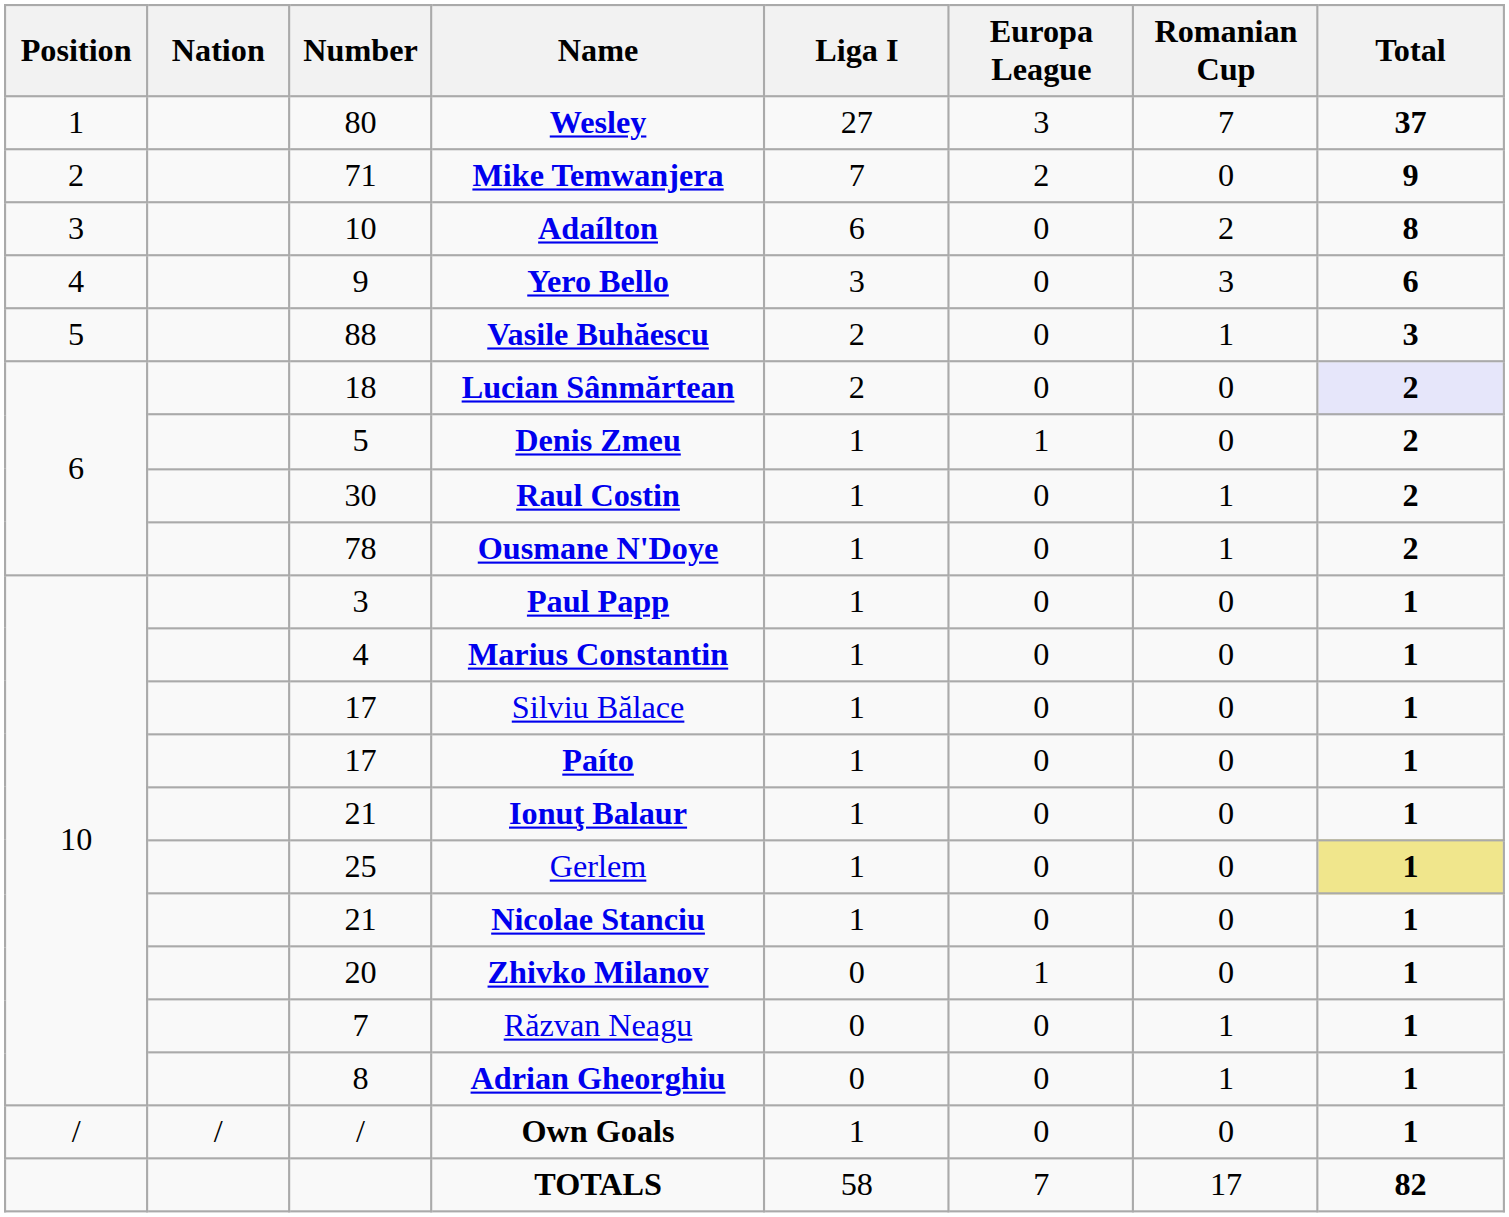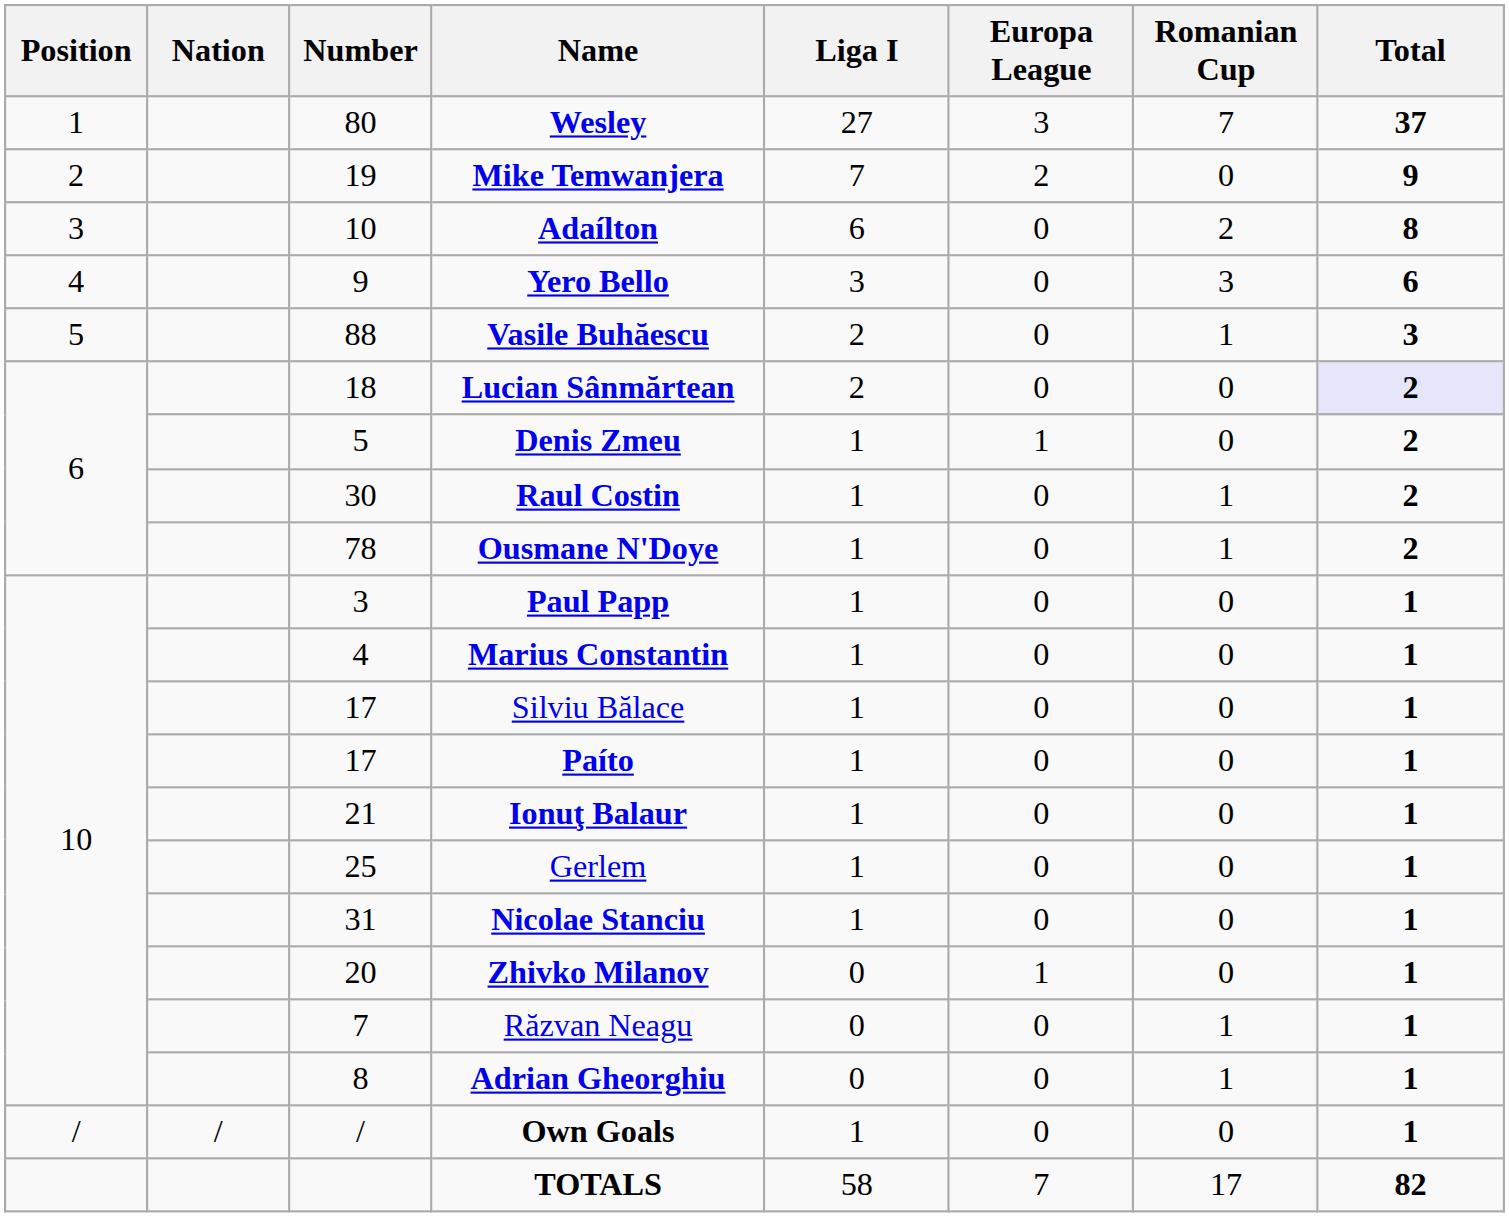(360, 175) 71 -> (360, 175) 19
(1411, 866) khaki background -> (1411, 866) no background
(360, 919) 21 -> (360, 919) 31
